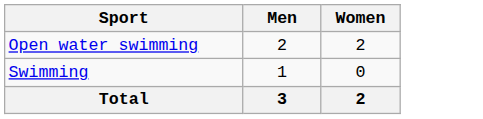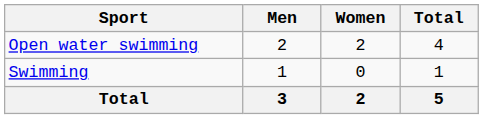+ column: (439, 18)
